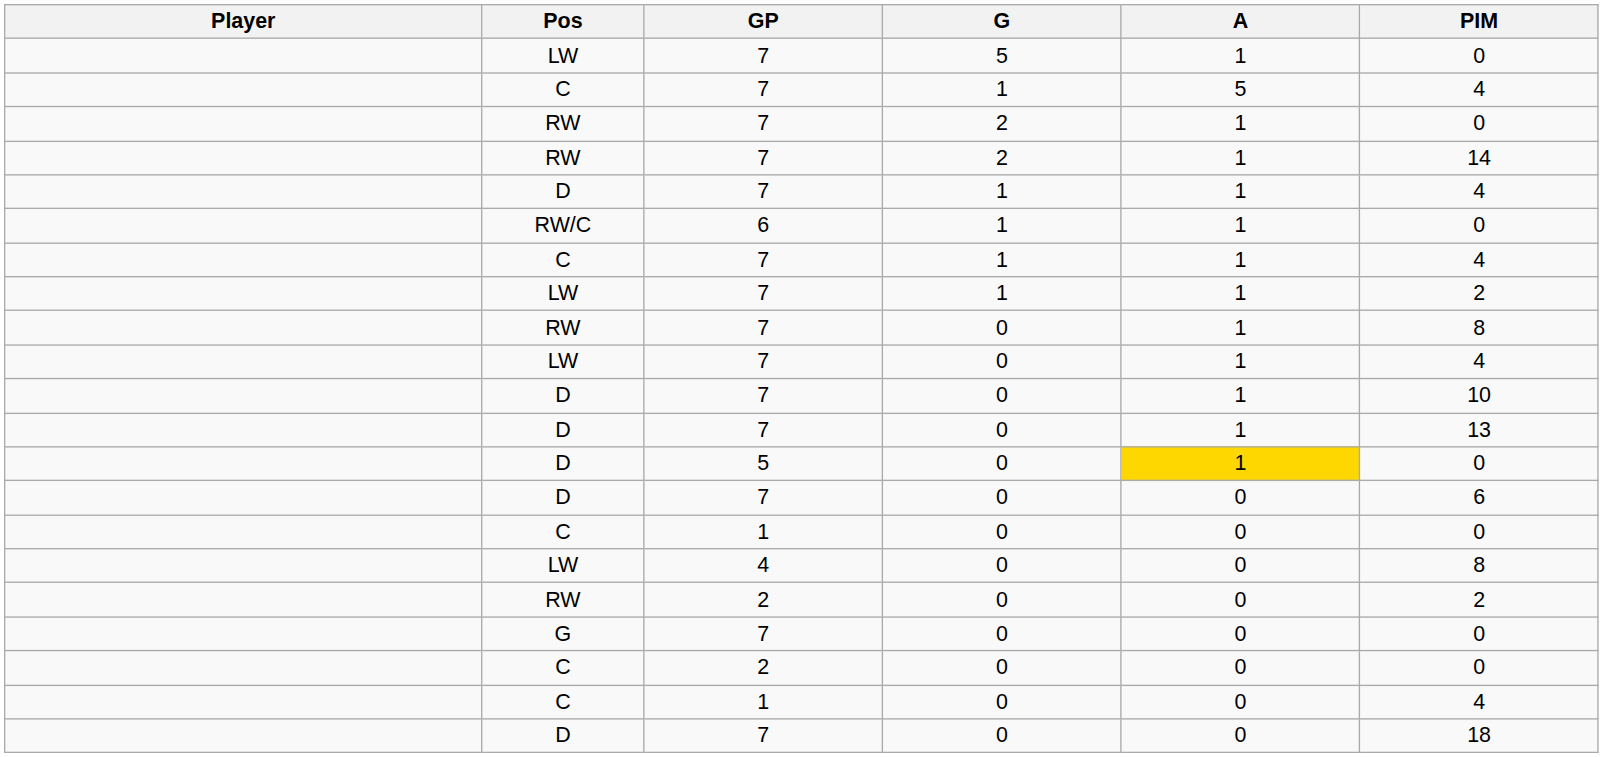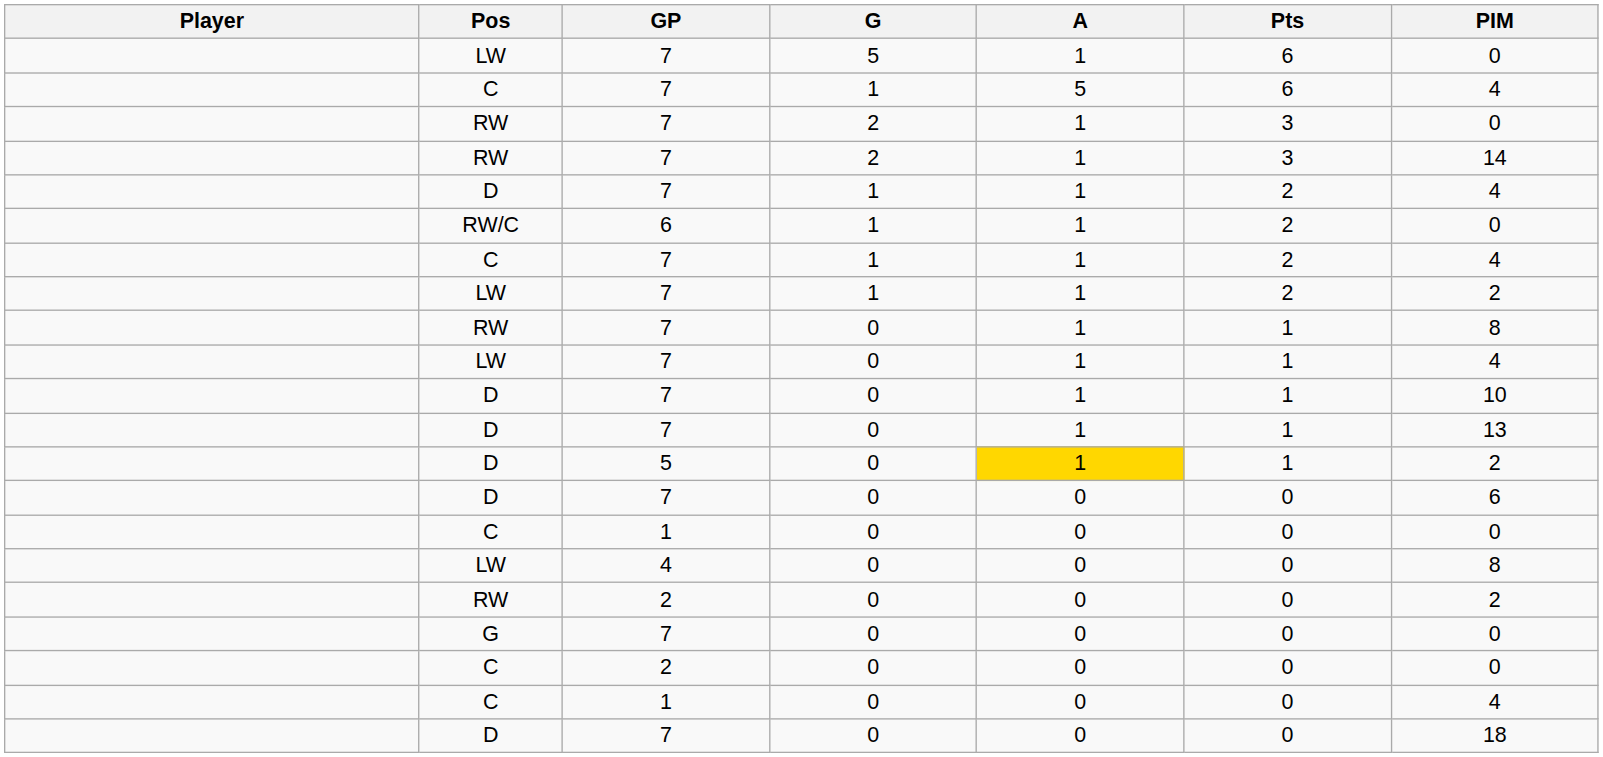+ column: (1288, 21)
(1479, 463) 0 -> (1495, 463) 2
